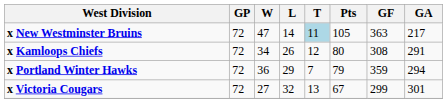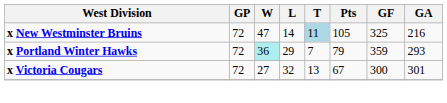(379, 32) 363 -> (379, 32) 325
(416, 32) 217 -> (416, 32) 216
- row: (55, 51)
(263, 70) no background -> (263, 51) paleturquoise background
(416, 70) 294 -> (416, 51) 293
(379, 88) 299 -> (379, 70) 300
